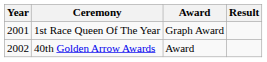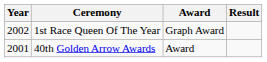(18, 30) 2001 -> (18, 30) 2002
(18, 48) 2002 -> (18, 48) 2001
